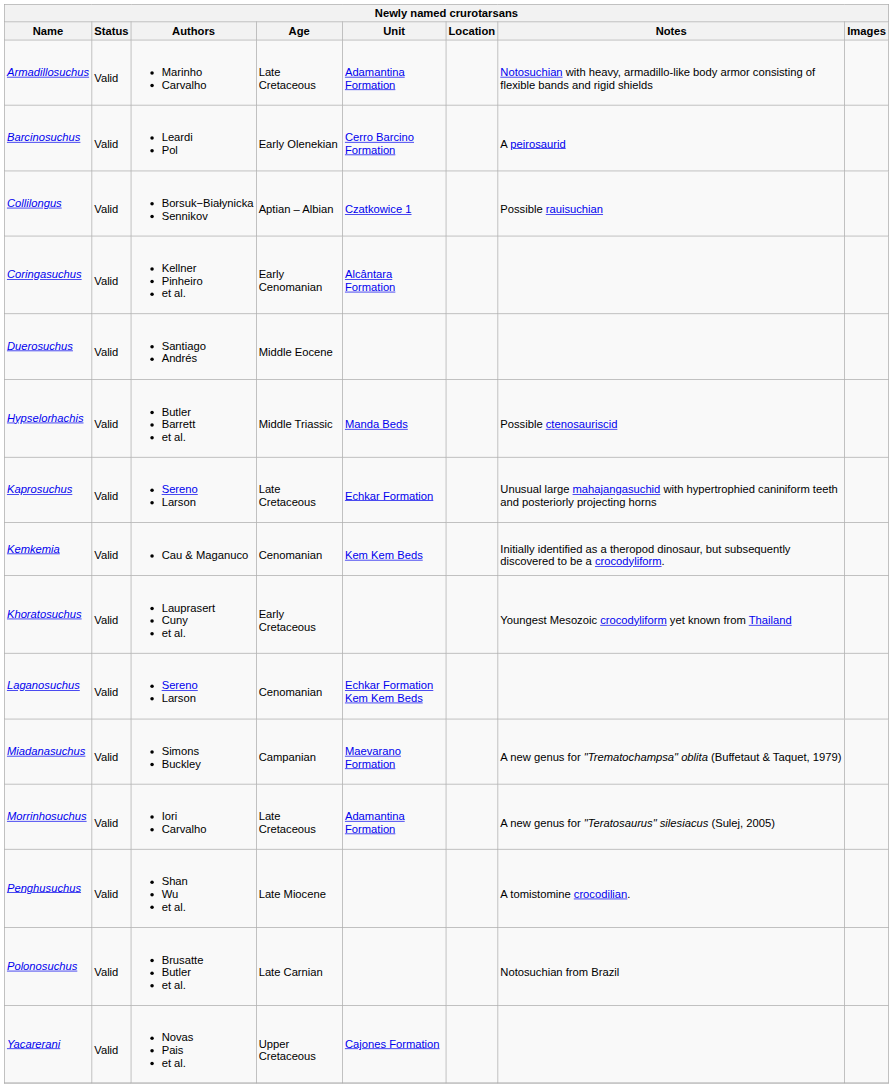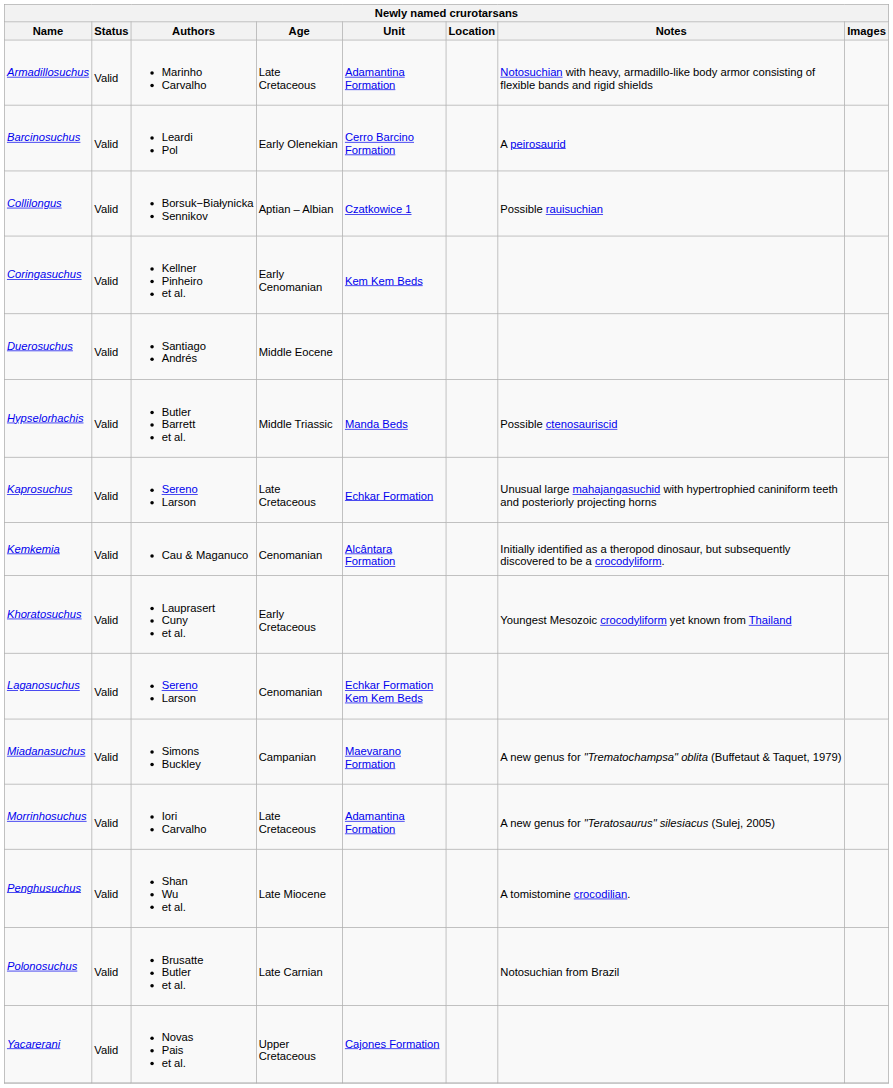(370, 281) Alcântara Formation -> (384, 281) Kem Kem Beds
(384, 555) Kem Kem Beds -> (370, 555) Alcântara Formation
